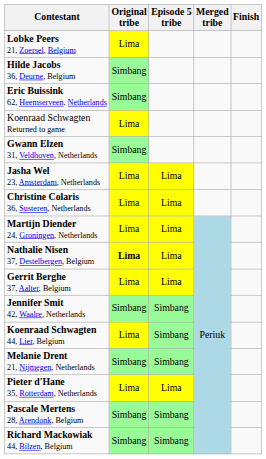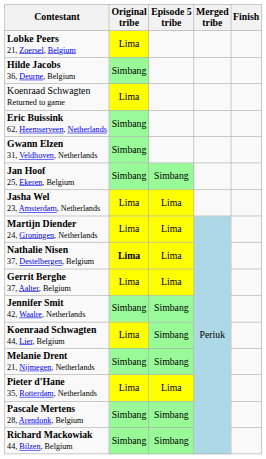rows swapped: (57, 97) <-> (49, 123)
+ row: (41, 176)
- row: (49, 202)
